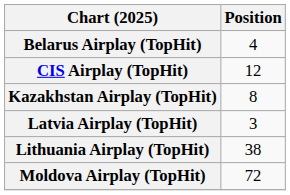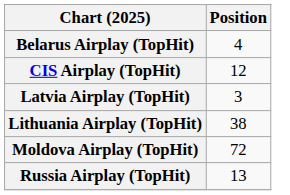- row: (113, 96)
+ row: (105, 176)
